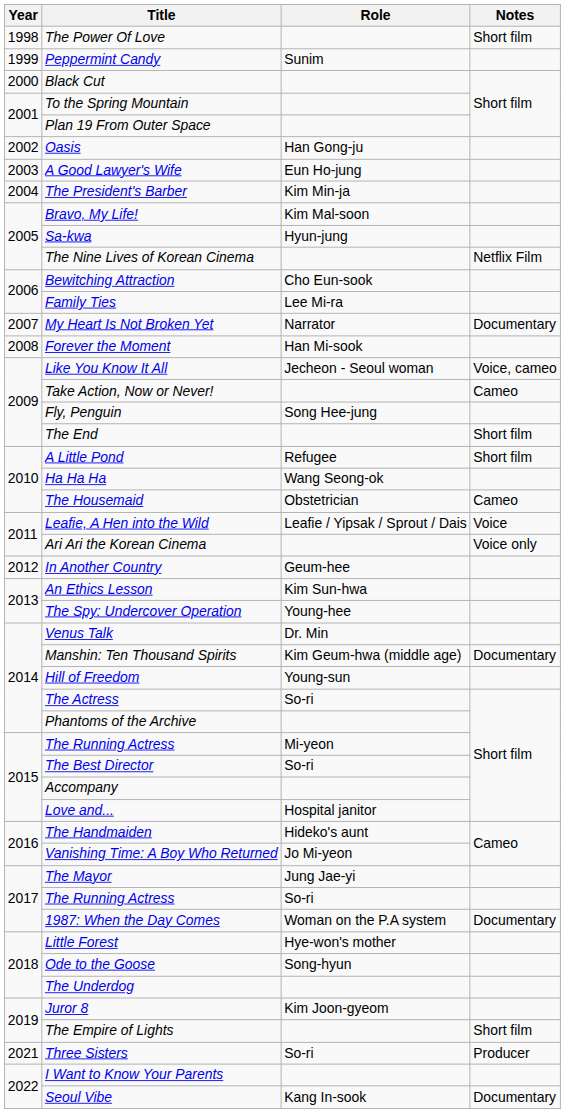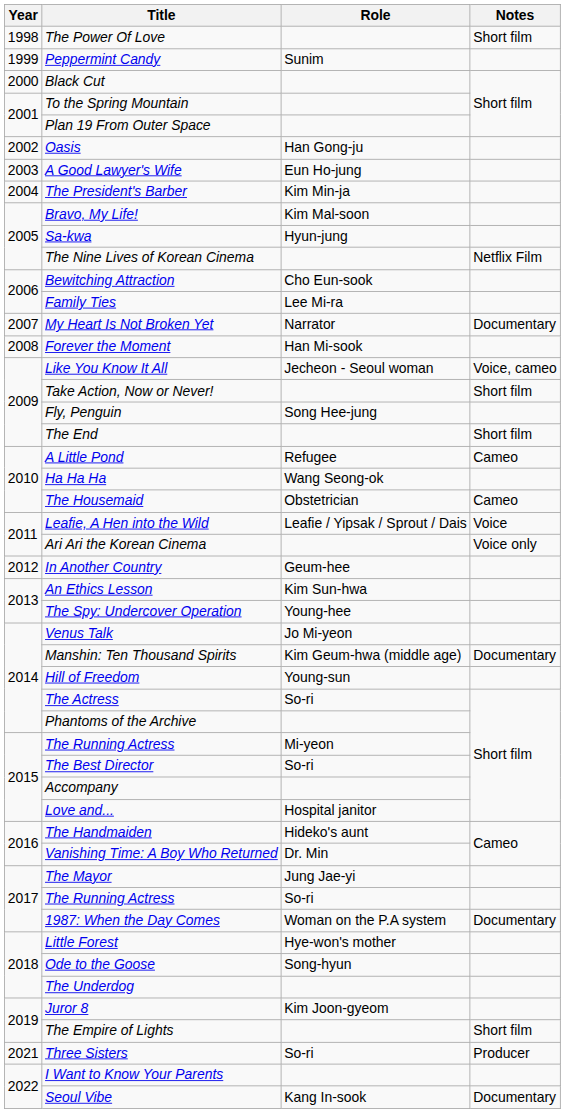(496, 390) Cameo -> (503, 390) Short film
(503, 457) Short film -> (496, 457) Cameo
(306, 633) Dr. Min -> (318, 633) Jo Mi-yeon
(318, 854) Jo Mi-yeon -> (306, 854) Dr. Min
